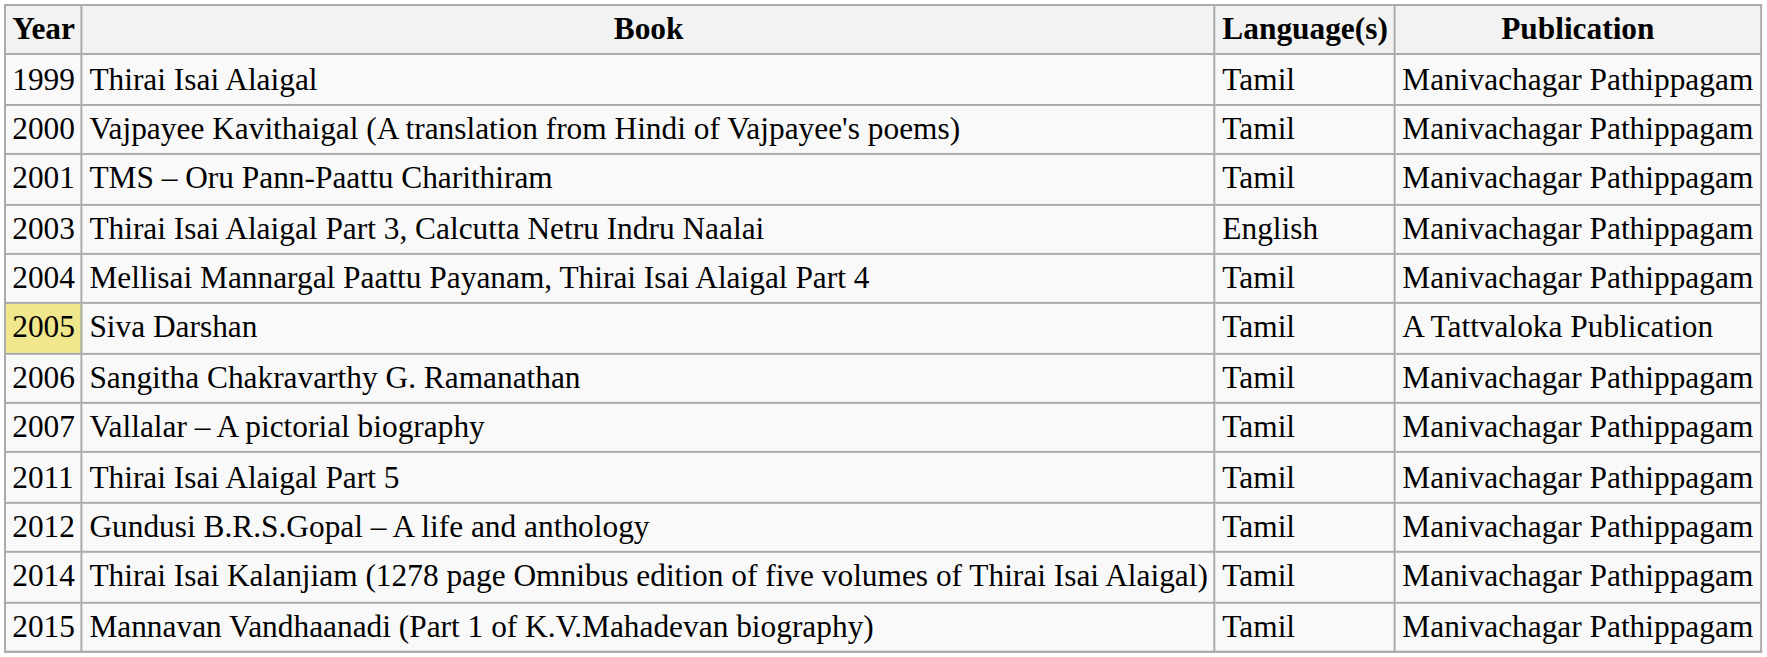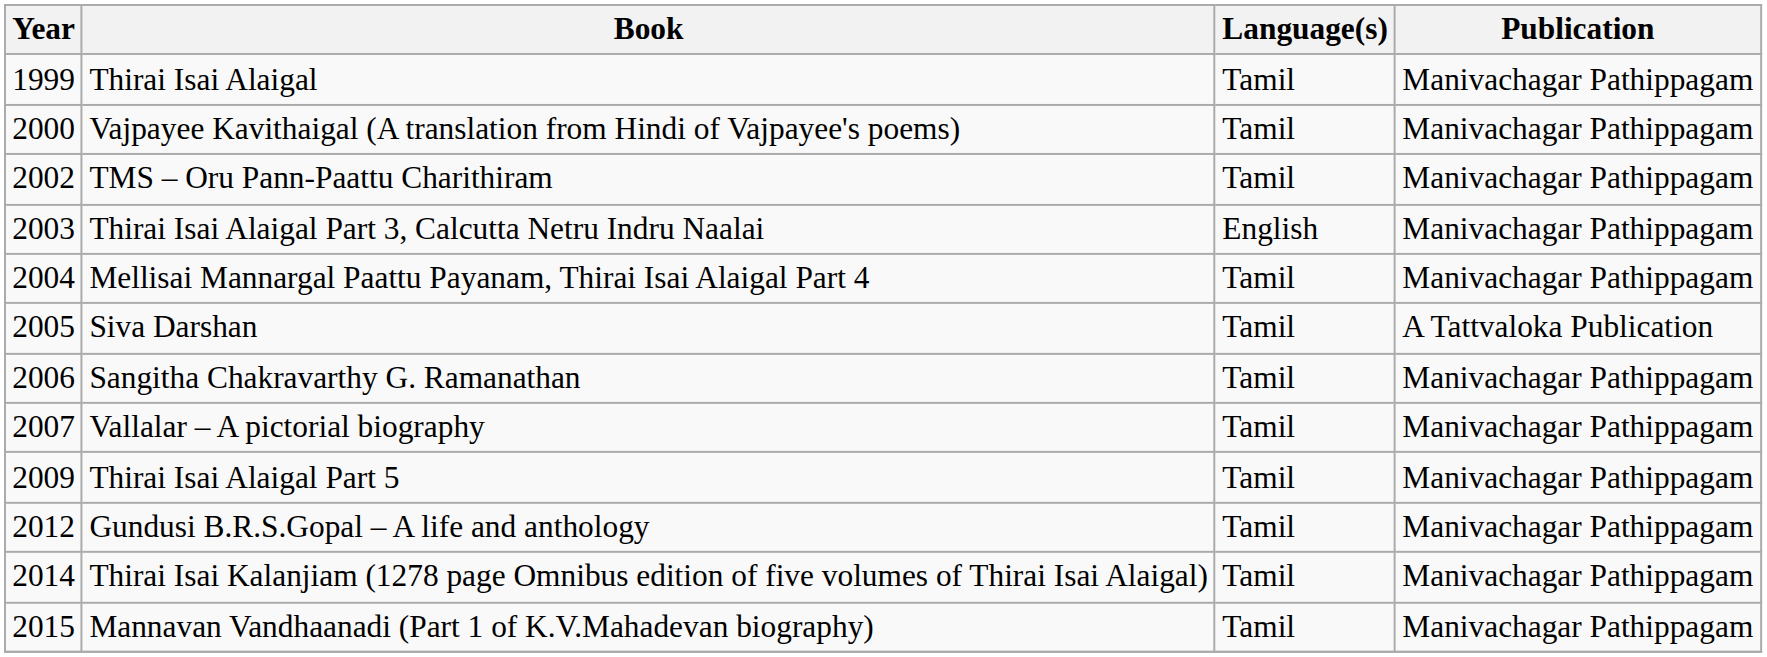(44, 178) 2001 -> (44, 178) 2002
(44, 327) khaki background -> (44, 327) no background
(43, 476) 2011 -> (44, 476) 2009
